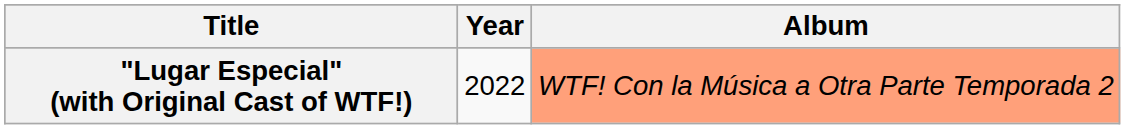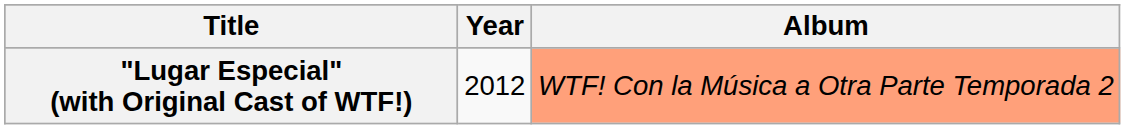(495, 85) 2022 -> (495, 85) 2012
